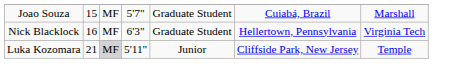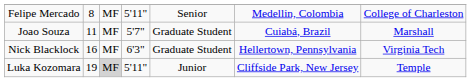+ row: (44, 13)
(91, 13) 15 -> (91, 31) 11
(91, 49) 21 -> (91, 67) 19
